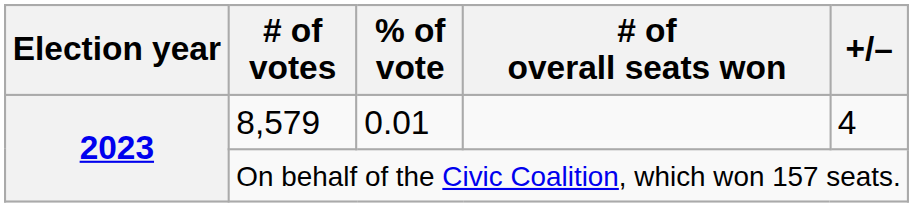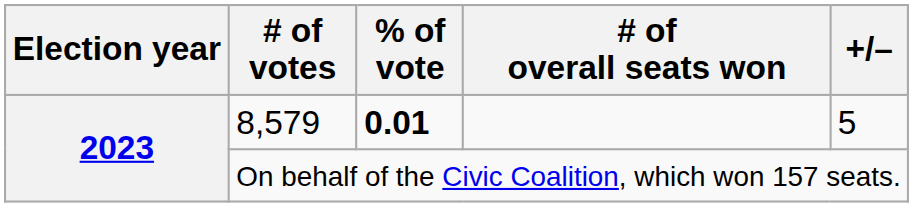(397, 121) normal -> (397, 121) bold
(847, 121) 4 -> (847, 121) 5
